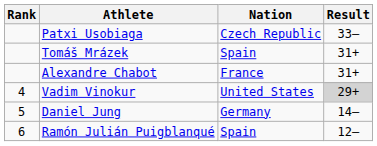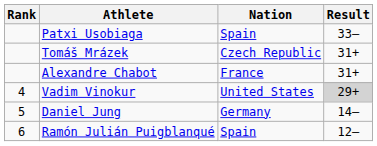(271, 34) Czech Republic -> (238, 34) Spain
(238, 53) Spain -> (271, 53) Czech Republic
